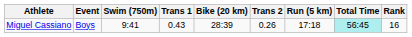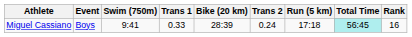(177, 26) 0.43 -> (177, 26) 0.33
(267, 26) 0.26 -> (267, 26) 0.24
